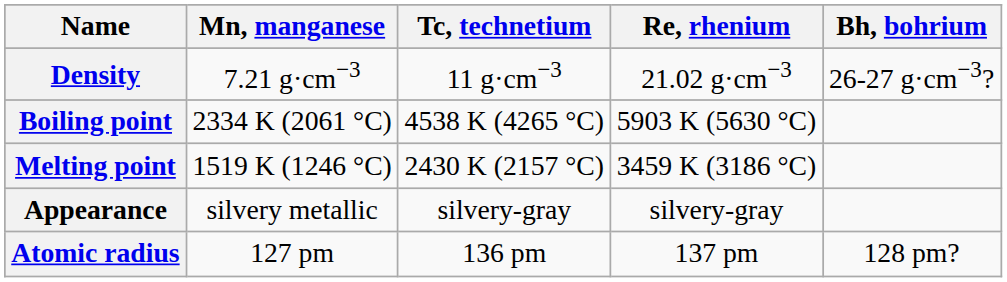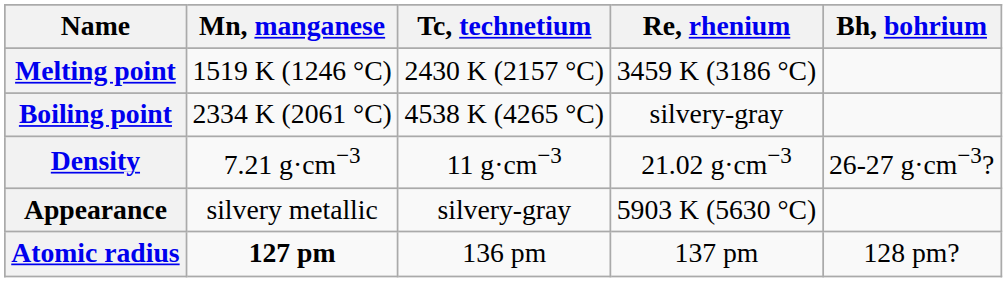rows swapped: (95, 165) <-> (95, 74)
(716, 121) 5903 K (5630 °C) -> (716, 114) silvery-gray
(716, 209) silvery-gray -> (716, 209) 5903 K (5630 °C)
(292, 253) normal -> (292, 253) bold
